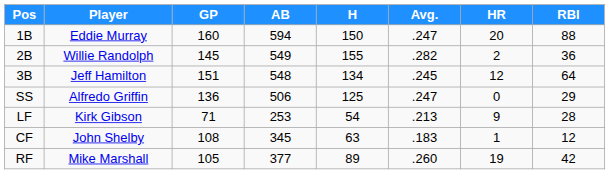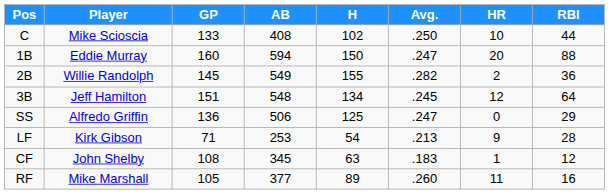+ row: (24, 35)
(496, 158) 19 -> (496, 179) 11
(569, 158) 42 -> (569, 179) 16
